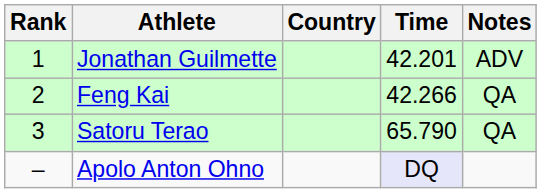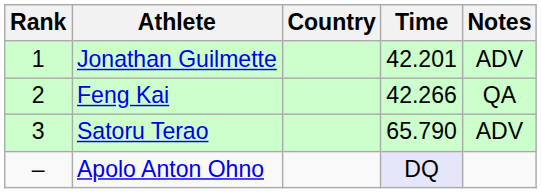(499, 132) QA -> (499, 132) ADV
